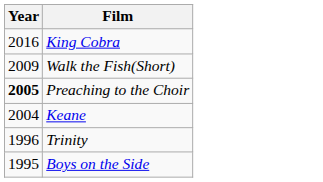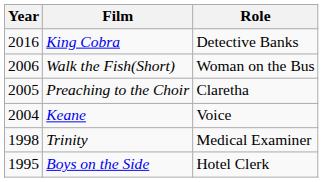+ column: (255, 16)
(24, 66) 2009 -> (24, 66) 2006
(24, 90) bold -> (24, 90) normal
(24, 139) 1996 -> (24, 139) 1998
